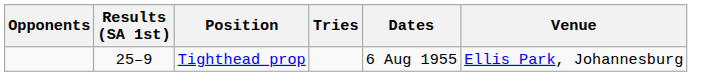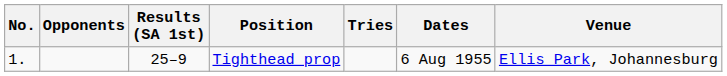+ column: (22, 26)
